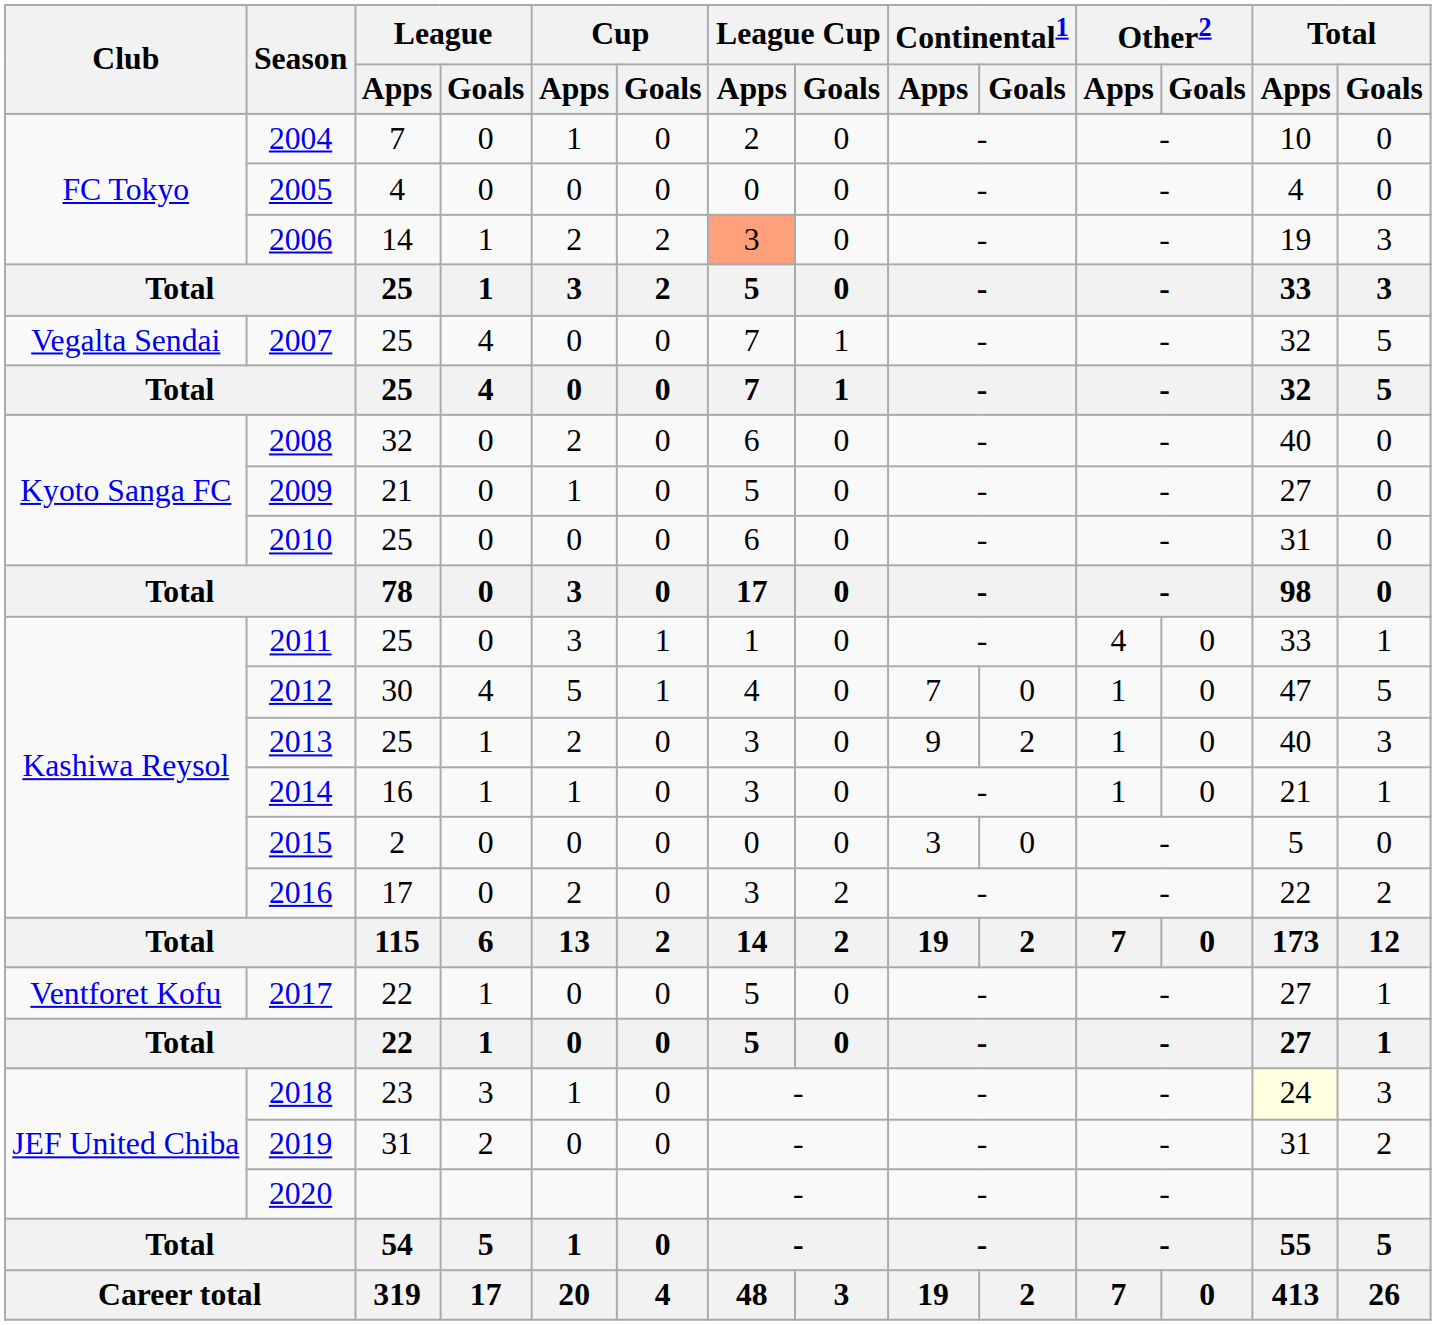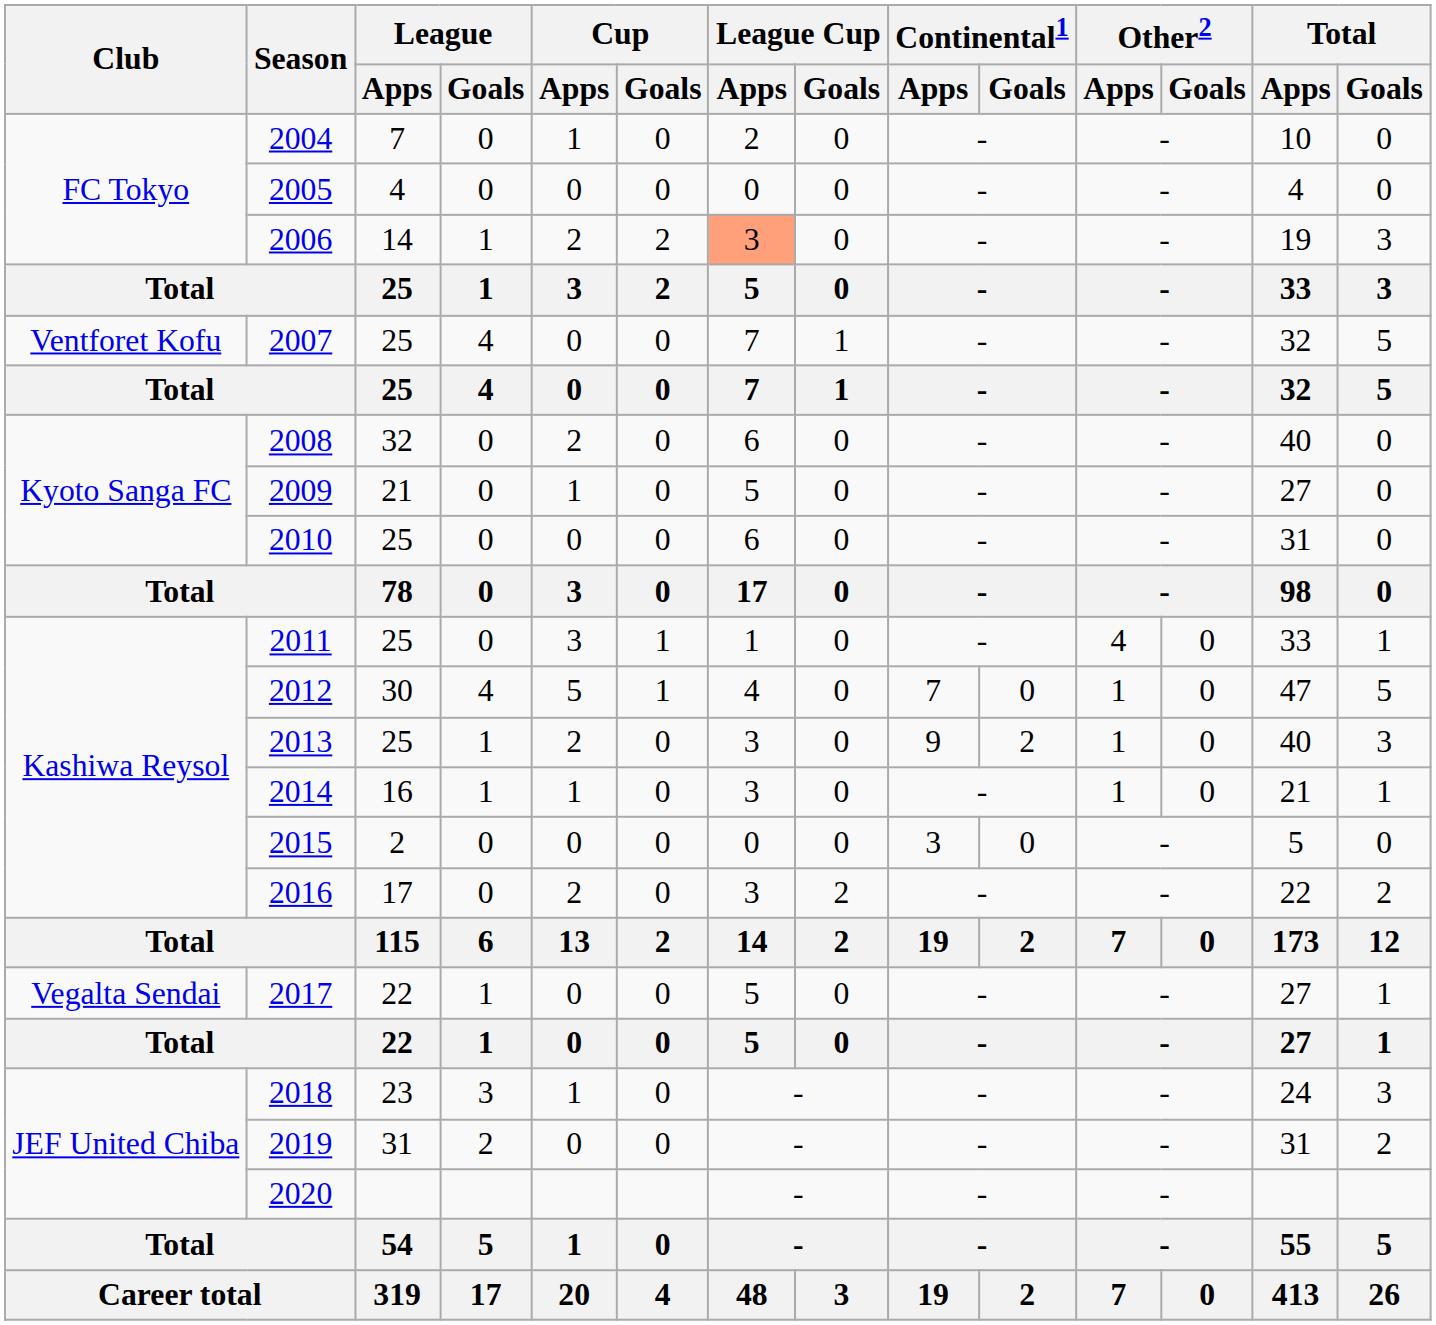(126, 339) Vegalta Sendai -> (126, 339) Ventforet Kofu
(126, 992) Ventforet Kofu -> (126, 992) Vegalta Sendai
(1296, 1093) lightyellow background -> (1296, 1093) no background
